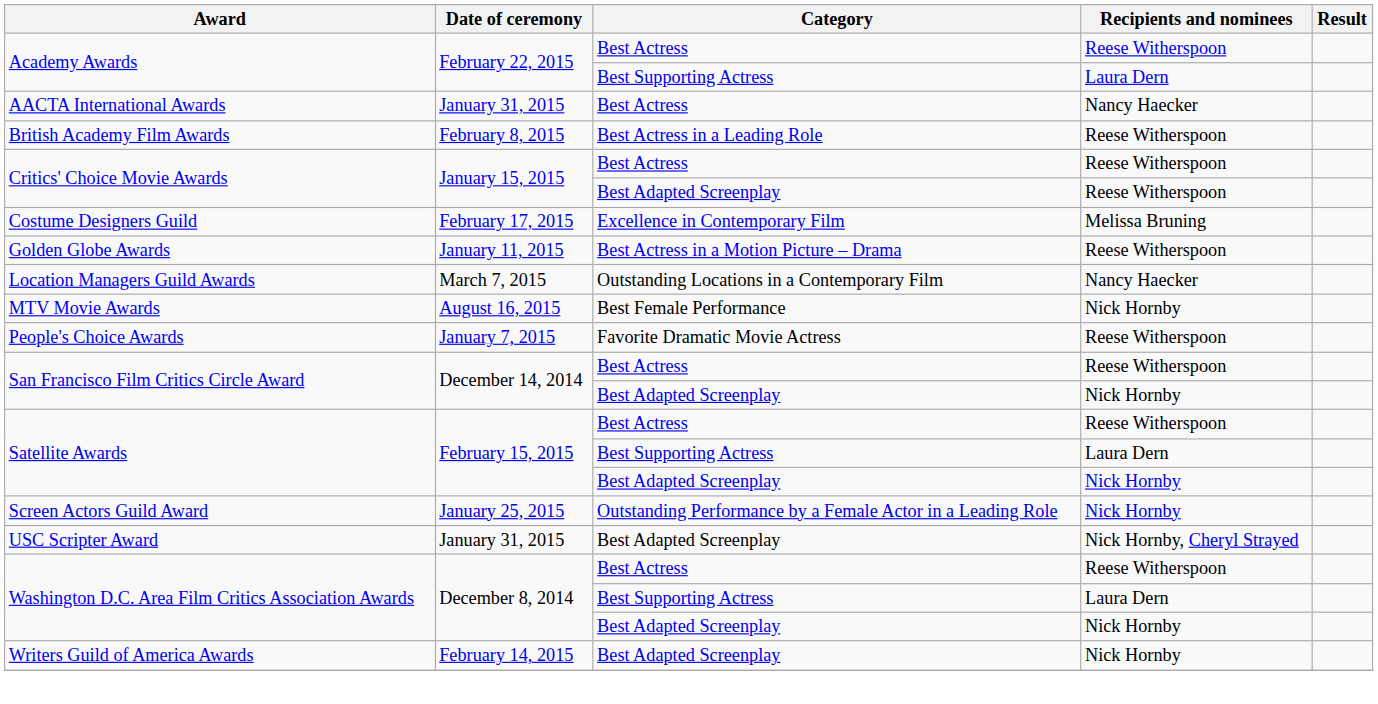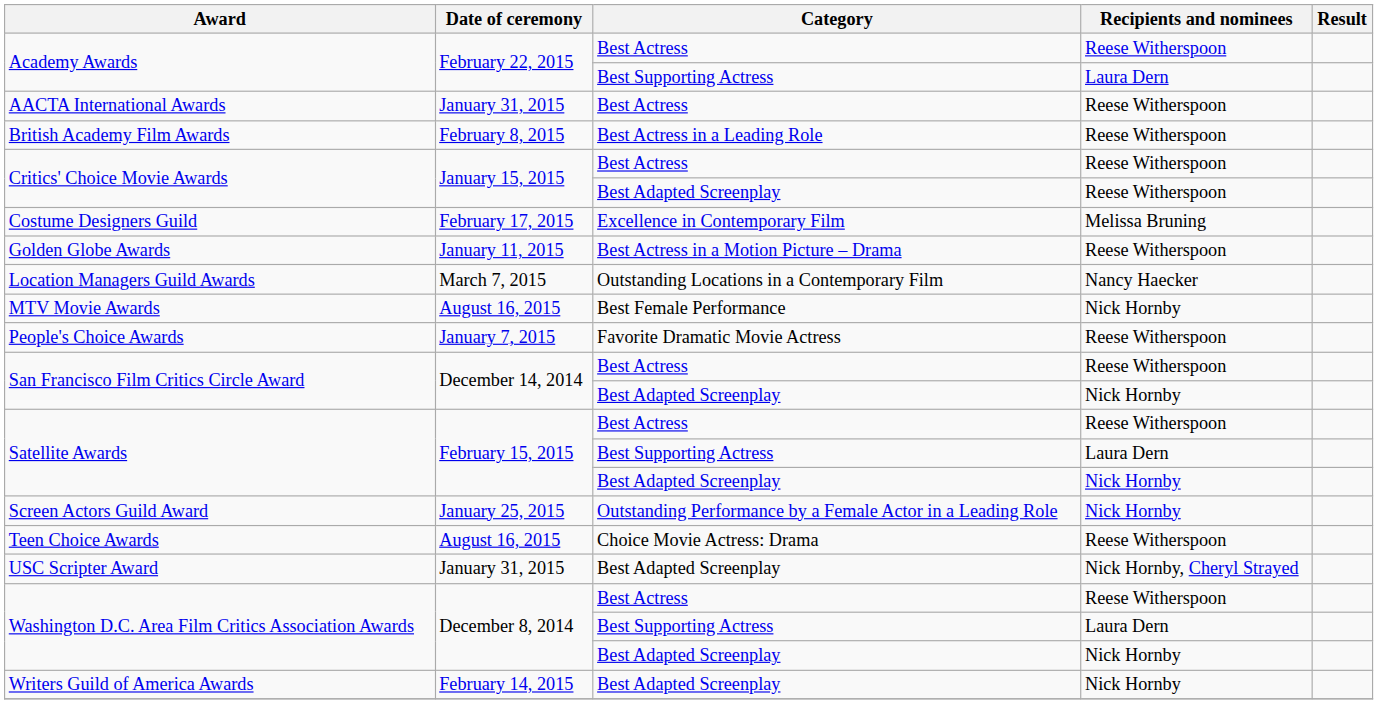(1141, 105) Nancy Haecker -> (1156, 105) Reese Witherspoon
+ row: (84, 539)
